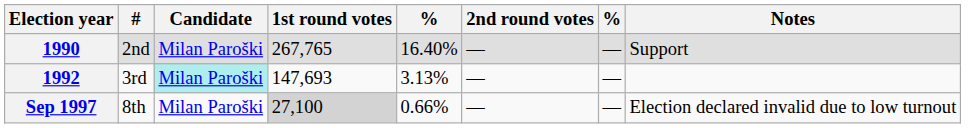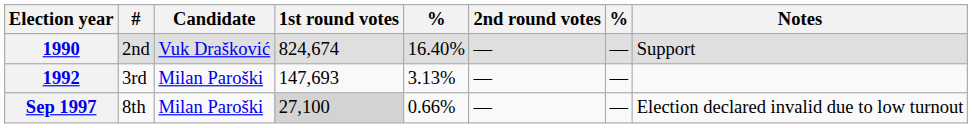(211, 48) Milan Paroški -> (214, 48) Vuk Drašković
(302, 48) 267,765 -> (309, 48) 824,674
(211, 78) paleturquoise background -> (211, 78) no background
